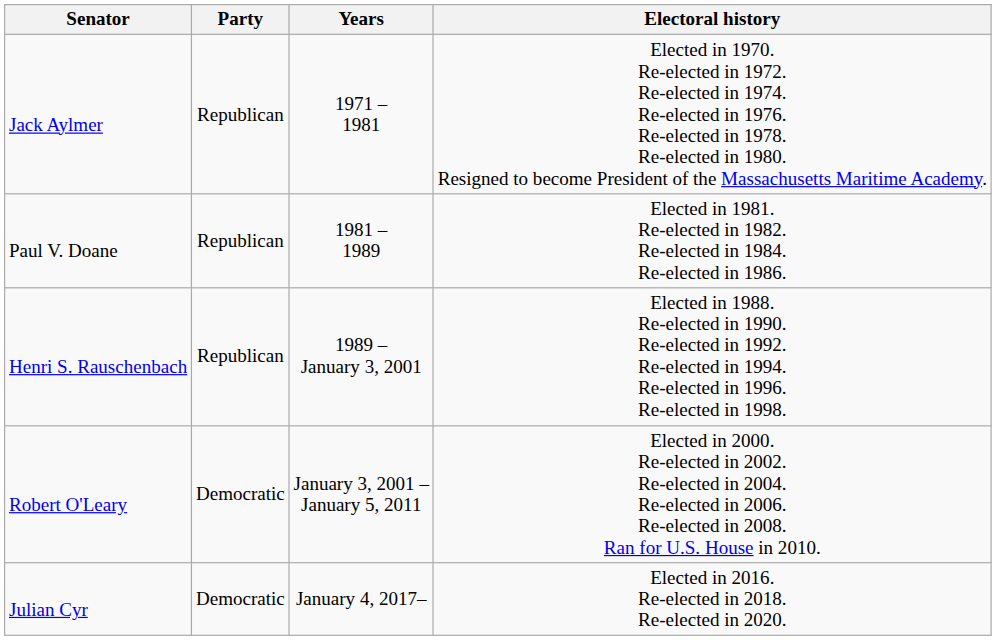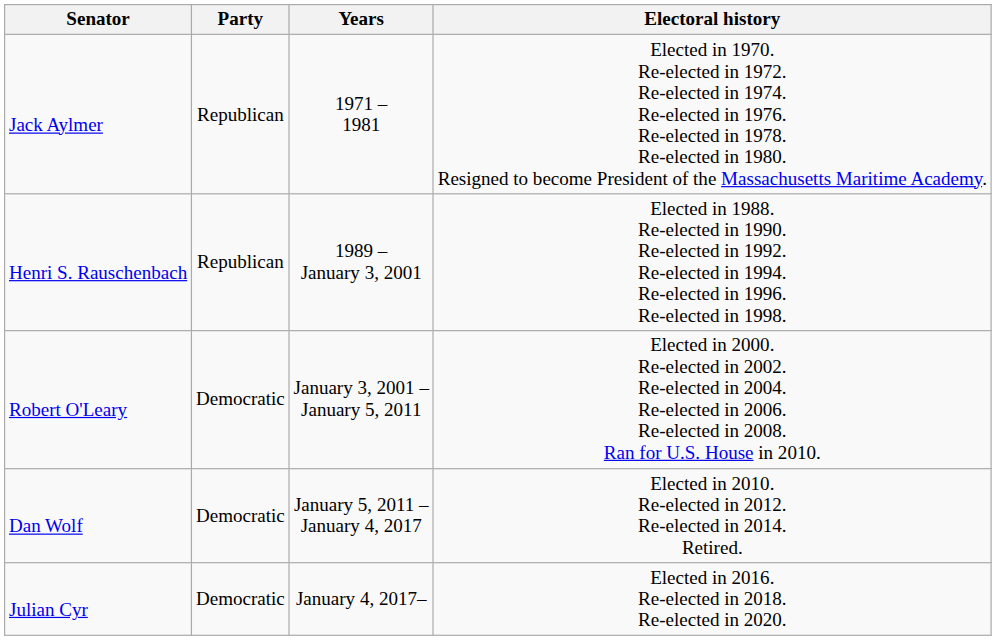- row: (63, 251)
+ row: (46, 525)
